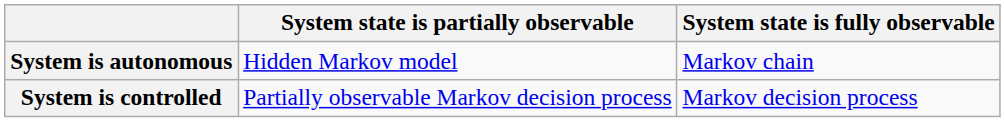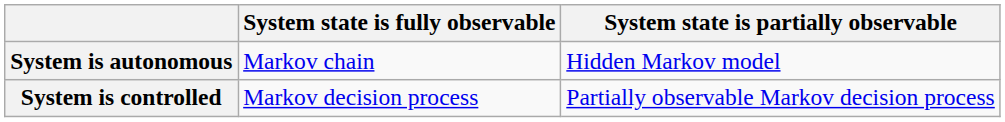columns swapped: (839, 23) <-> (457, 23)
